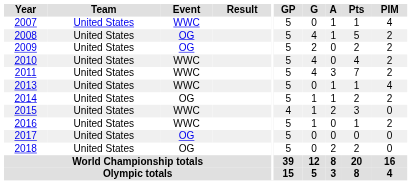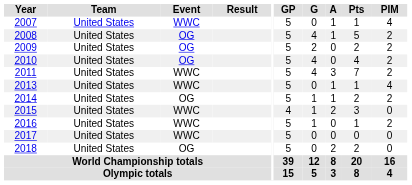(187, 60) WWC -> (187, 60) OG
(187, 136) OG -> (187, 136) WWC
